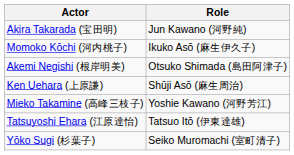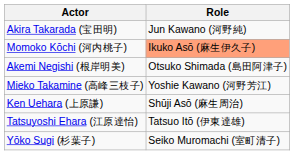(202, 48) no background -> (202, 48) lightsalmon background
rows swapped: (55, 85) <-> (75, 103)
